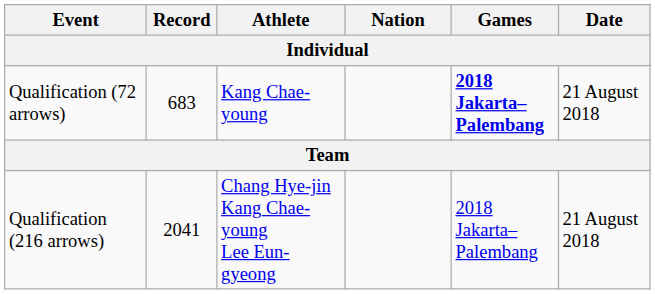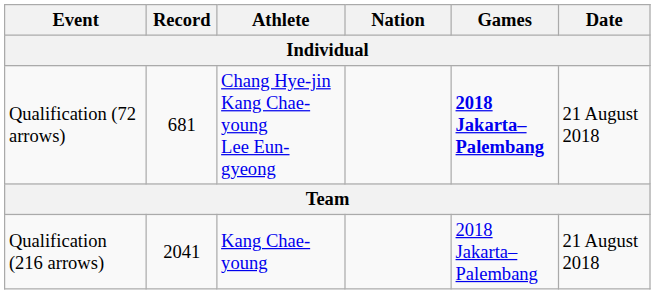(182, 103) 683 -> (182, 125) 681
(266, 103) Kang Chae-young -> (276, 125) Chang Hye-jin Kang Chae-young Lee Eun-gyeong
(276, 230) Chang Hye-jin Kang Chae-young Lee Eun-gyeong -> (266, 252) Kang Chae-young
